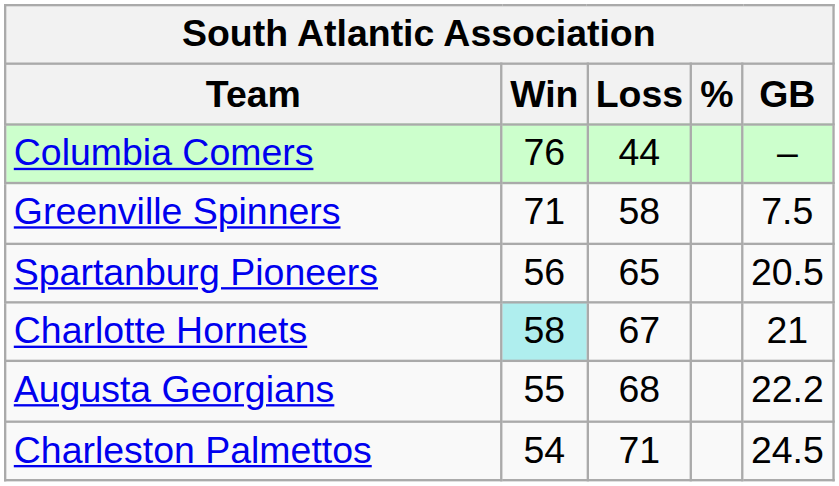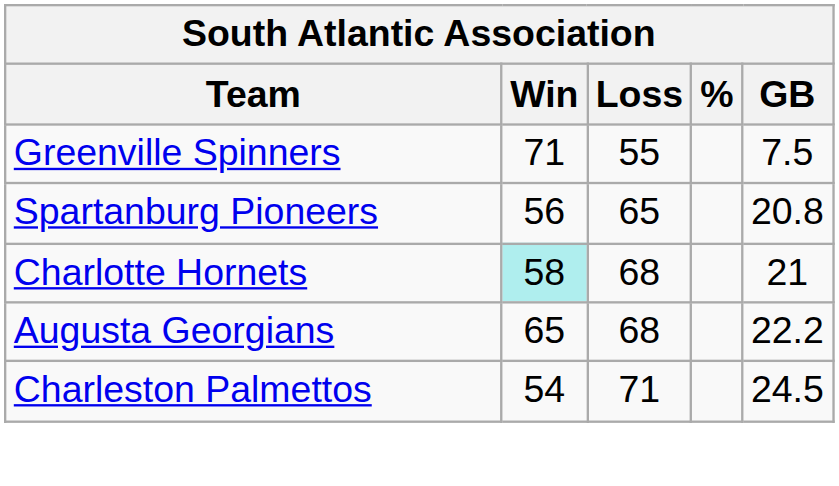- row: (164, 152)
(639, 212) 58 -> (639, 152) 55
(787, 271) 20.5 -> (787, 212) 20.8
(639, 331) 67 -> (639, 271) 68
(544, 390) 55 -> (544, 331) 65
